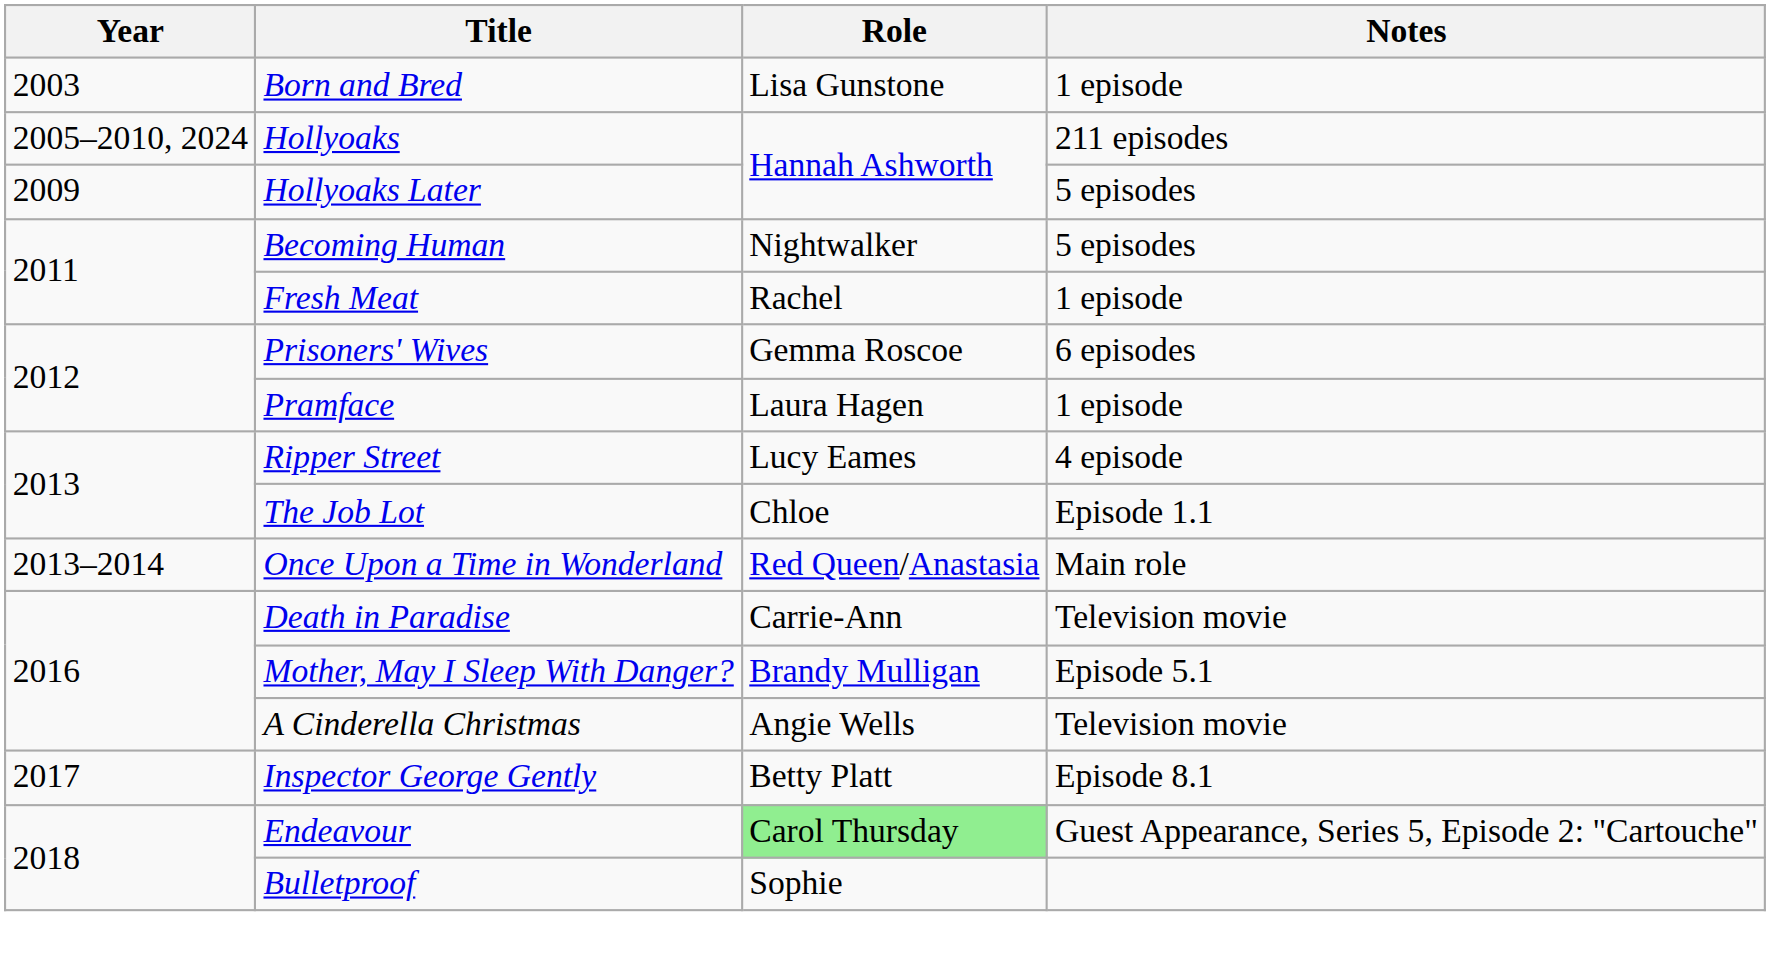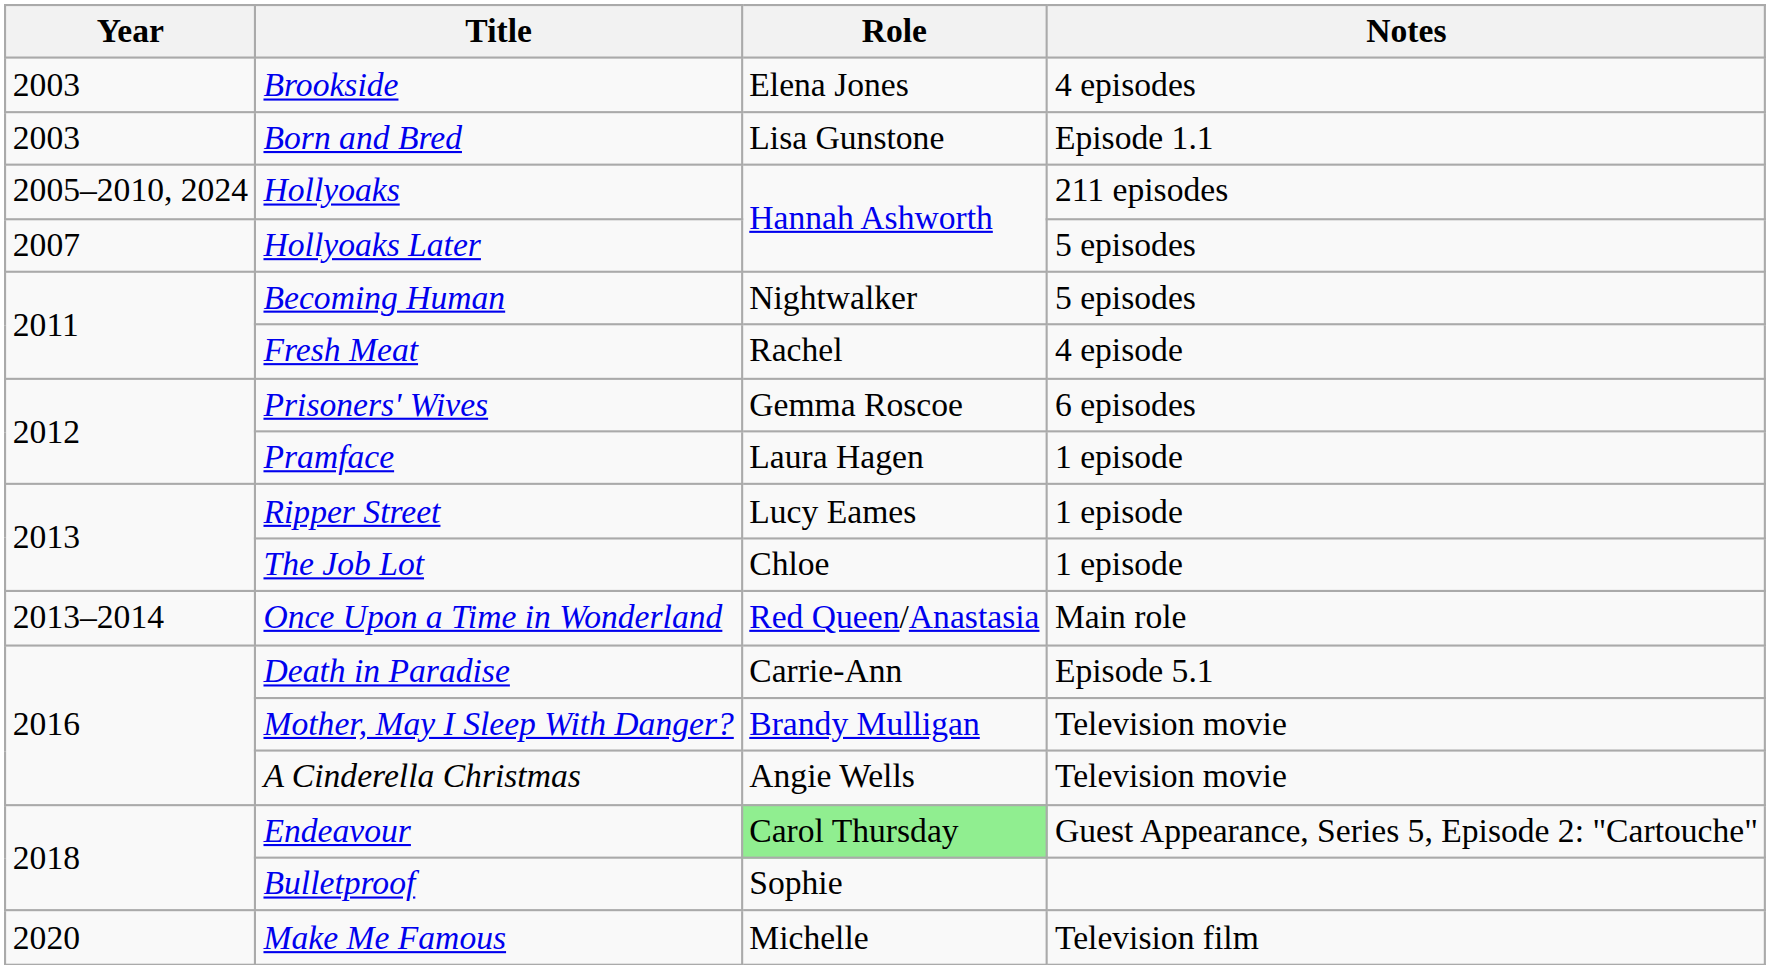+ row: (331, 84)
(1119, 84) 1 episode -> (1134, 137) Episode 1.1
(46, 191) 2009 -> (46, 244) 2007
(1119, 297) 1 episode -> (1119, 350) 4 episode
(1119, 457) 4 episode -> (1119, 510) 1 episode
(1134, 510) Episode 1.1 -> (1119, 564) 1 episode
(1171, 617) Television movie -> (1134, 670) Episode 5.1
(1134, 670) Episode 5.1 -> (1171, 723) Television movie
- row: (430, 777)
+ row: (385, 937)
